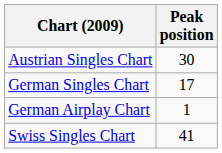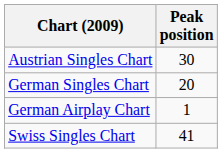(187, 85) 17 -> (187, 85) 20
